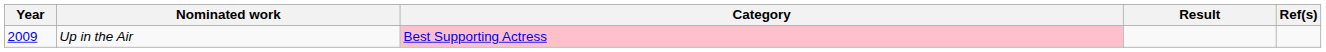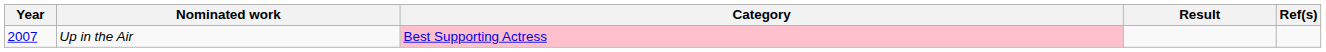(22, 36) 2009 -> (22, 36) 2007
